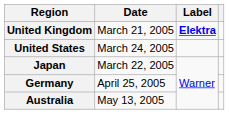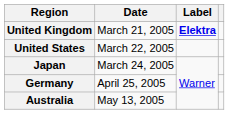(136, 48) March 24, 2005 -> (136, 48) March 22, 2005
(136, 65) March 22, 2005 -> (136, 65) March 24, 2005
